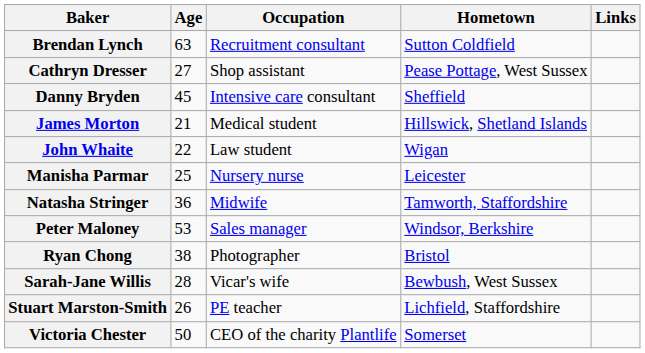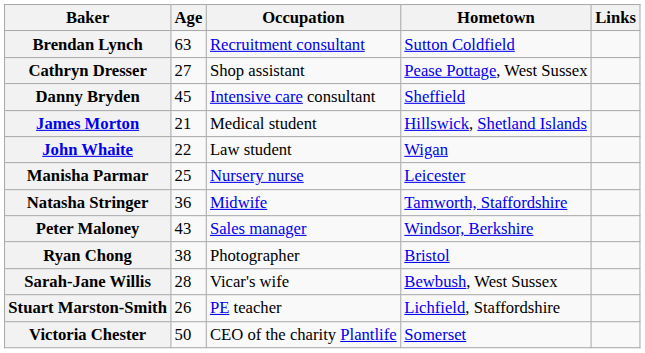(183, 228) 53 -> (183, 228) 43
